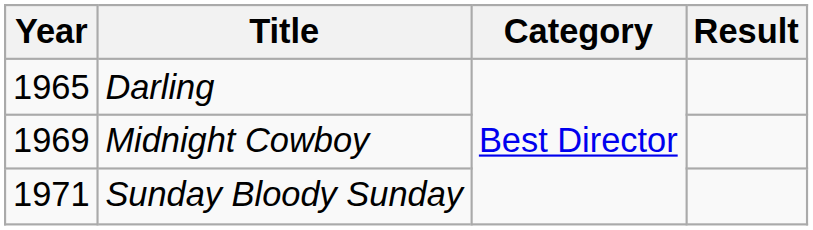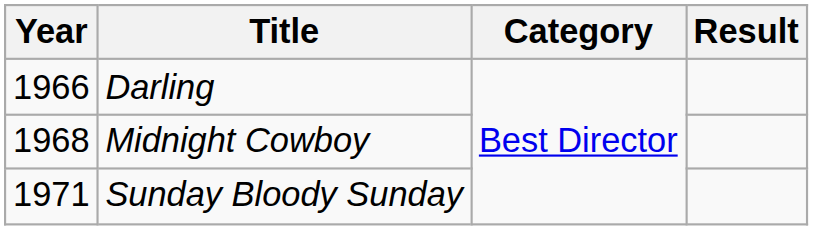(51, 86) 1965 -> (51, 86) 1966
(51, 140) 1969 -> (51, 140) 1968
